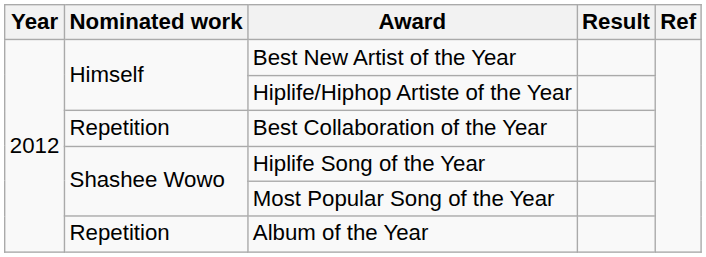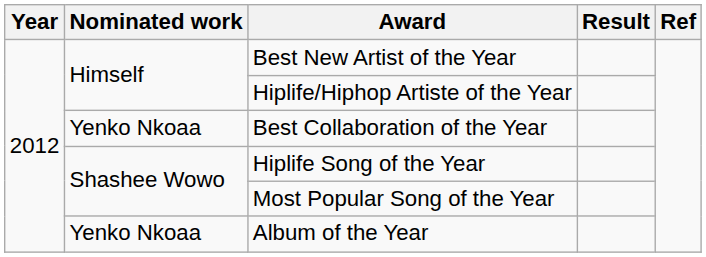(120, 127) Repetition -> (135, 127) Yenko Nkoaa
(120, 233) Repetition -> (135, 233) Yenko Nkoaa
